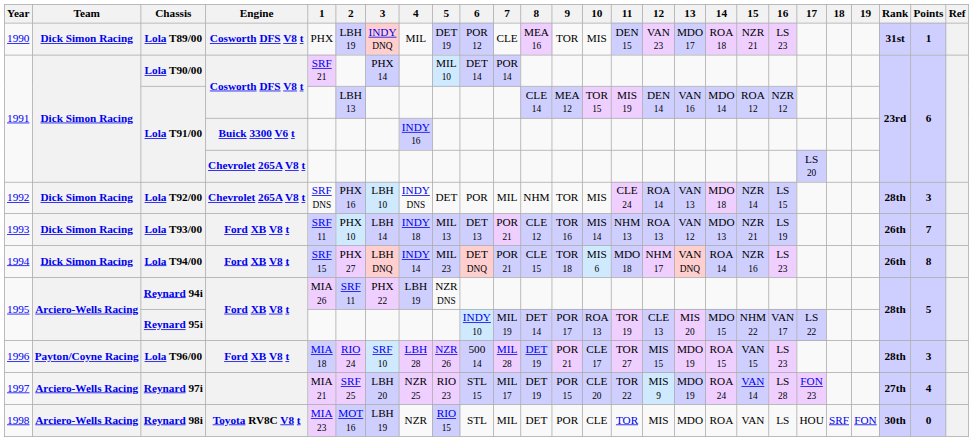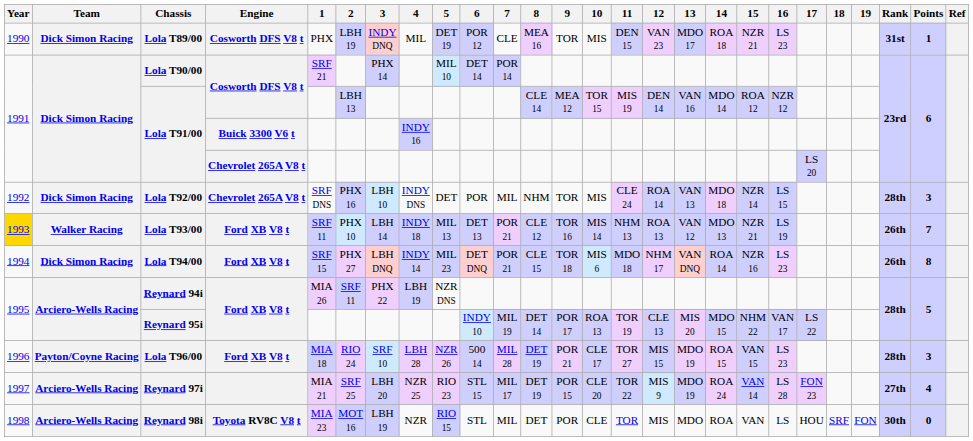(18, 230) no background -> (18, 230) gold background
(87, 230) Dick Simon Racing -> (87, 230) Walker Racing
